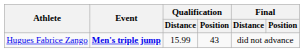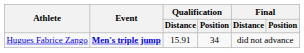(180, 40) 15.99 -> (180, 40) 15.91
(214, 40) 43 -> (214, 40) 34
